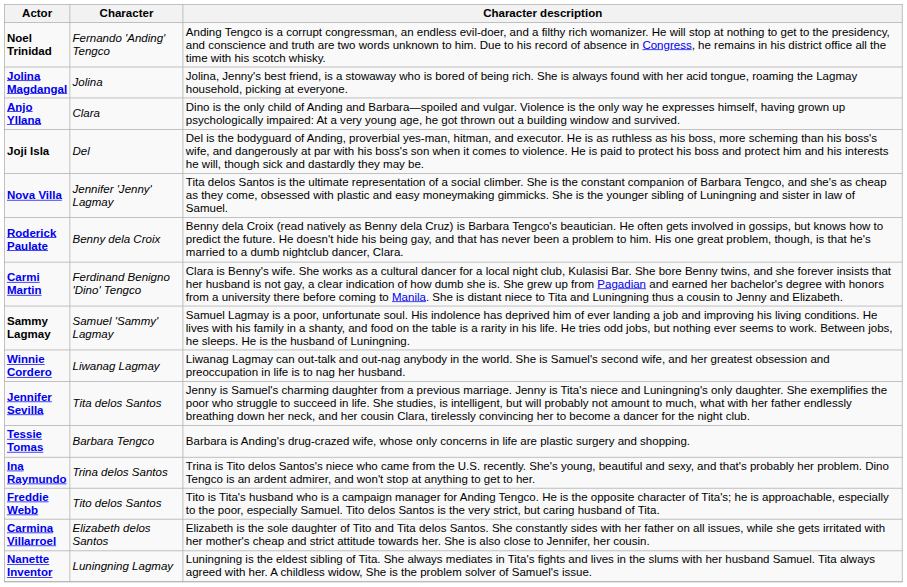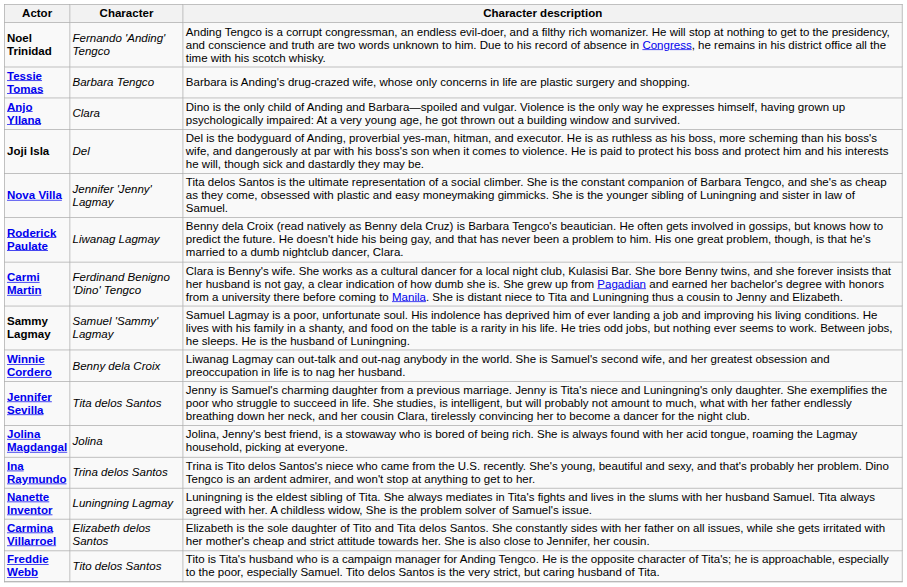rows swapped: (25, 441) <-> (37, 82)
(116, 239) Benny dela Croix -> (116, 239) Liwanag Lagmay
(116, 365) Liwanag Lagmay -> (116, 365) Benny dela Croix
rows swapped: (28, 503) <-> (30, 566)
